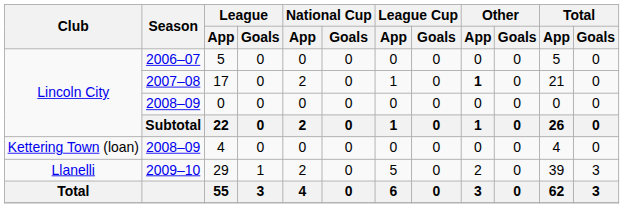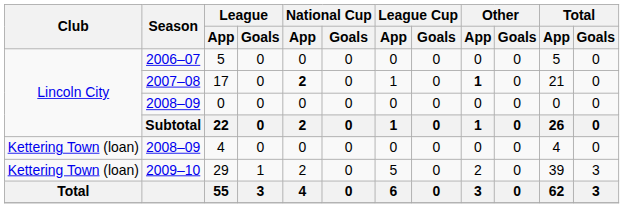(302, 81) normal -> (302, 81) bold
(73, 170) Llanelli -> (73, 170) Kettering Town (loan)
